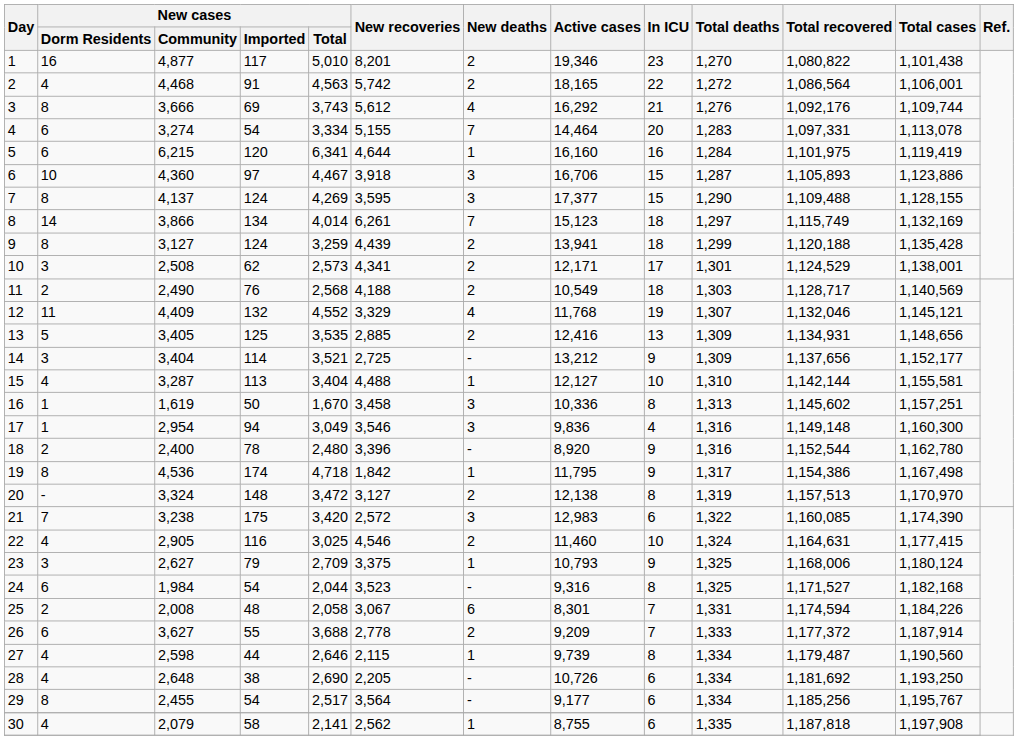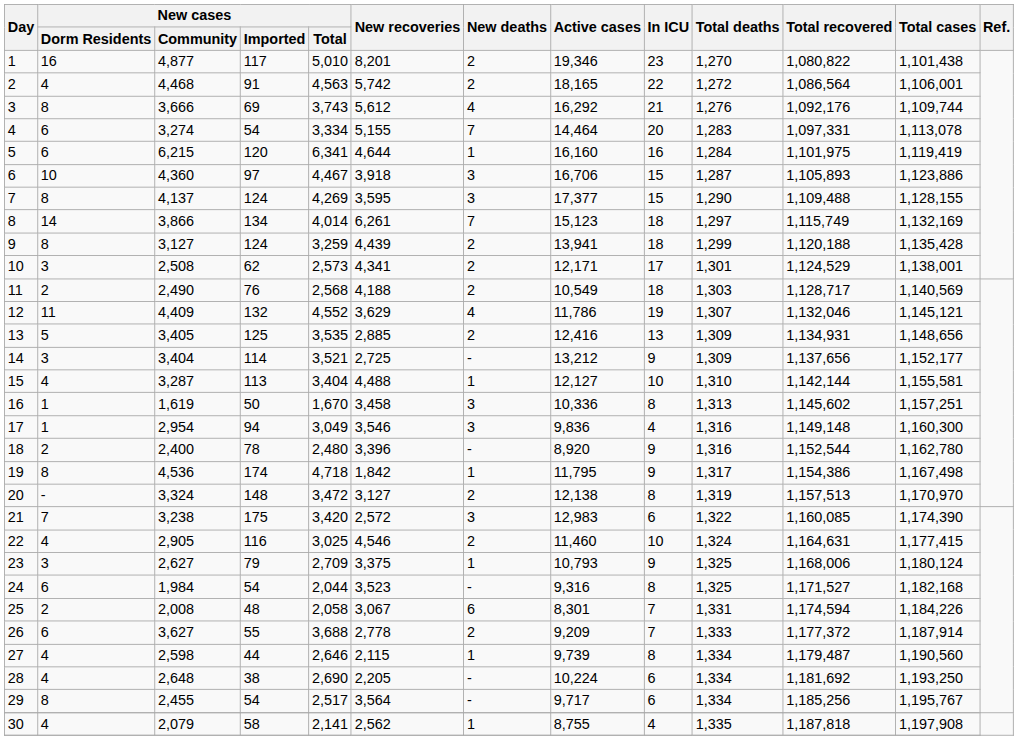(373, 312) 3,329 -> (373, 312) 3,629
(575, 312) 11,768 -> (575, 312) 11,786
(576, 678) 10,726 -> (576, 678) 10,224
(572, 701) 9,177 -> (572, 701) 9,717
(652, 723) 6 -> (652, 723) 4
